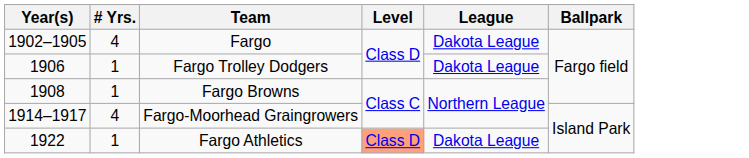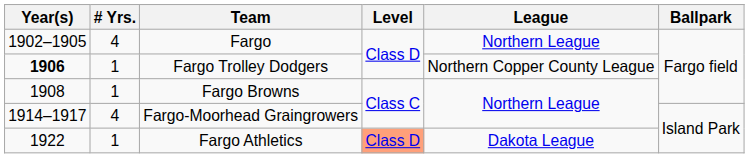(486, 42) Dakota League -> (541, 42) Northern League
(47, 67) normal -> (47, 67) bold
(486, 67) Dakota League -> (541, 67) Northern Copper County League
